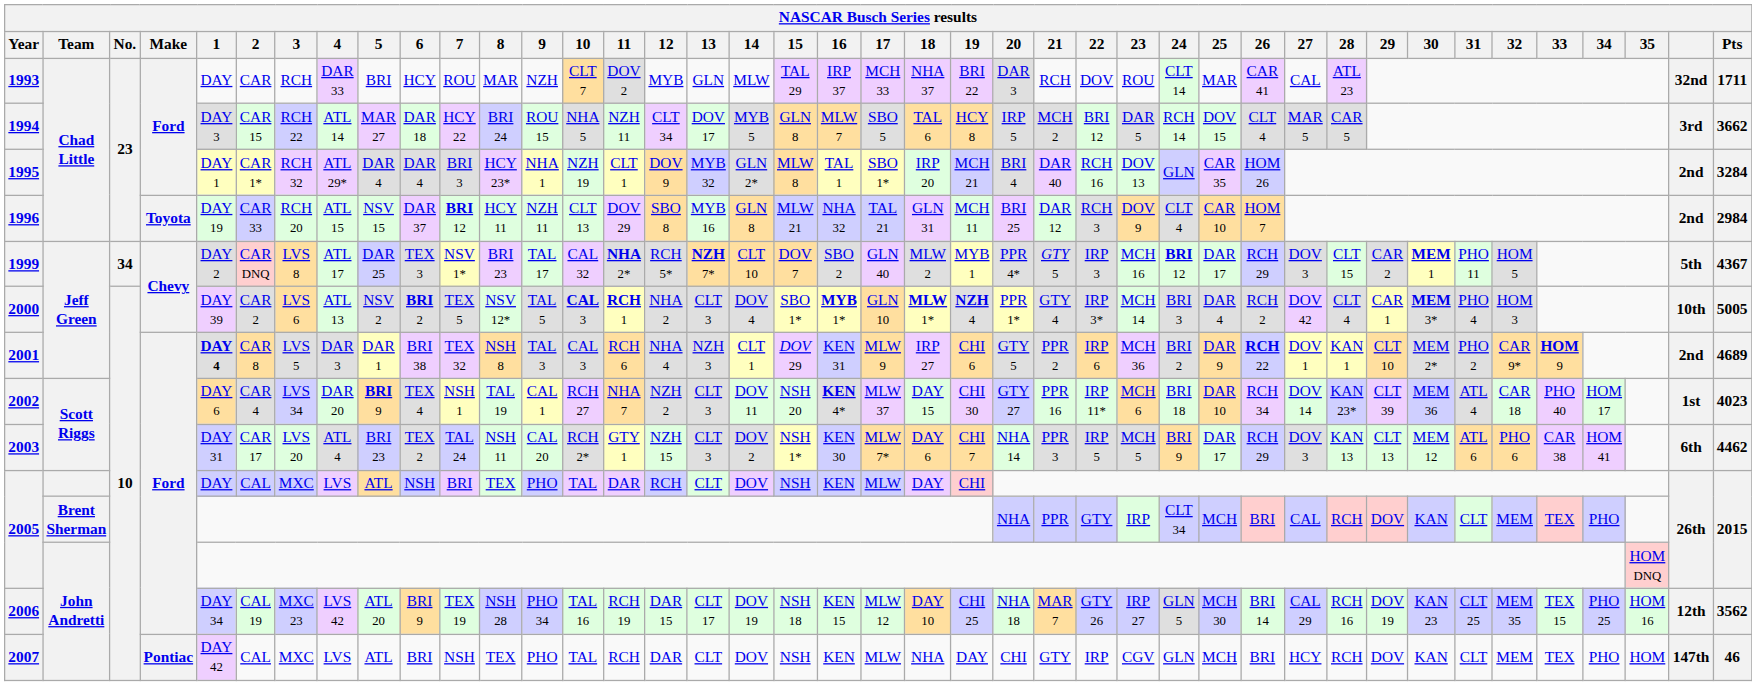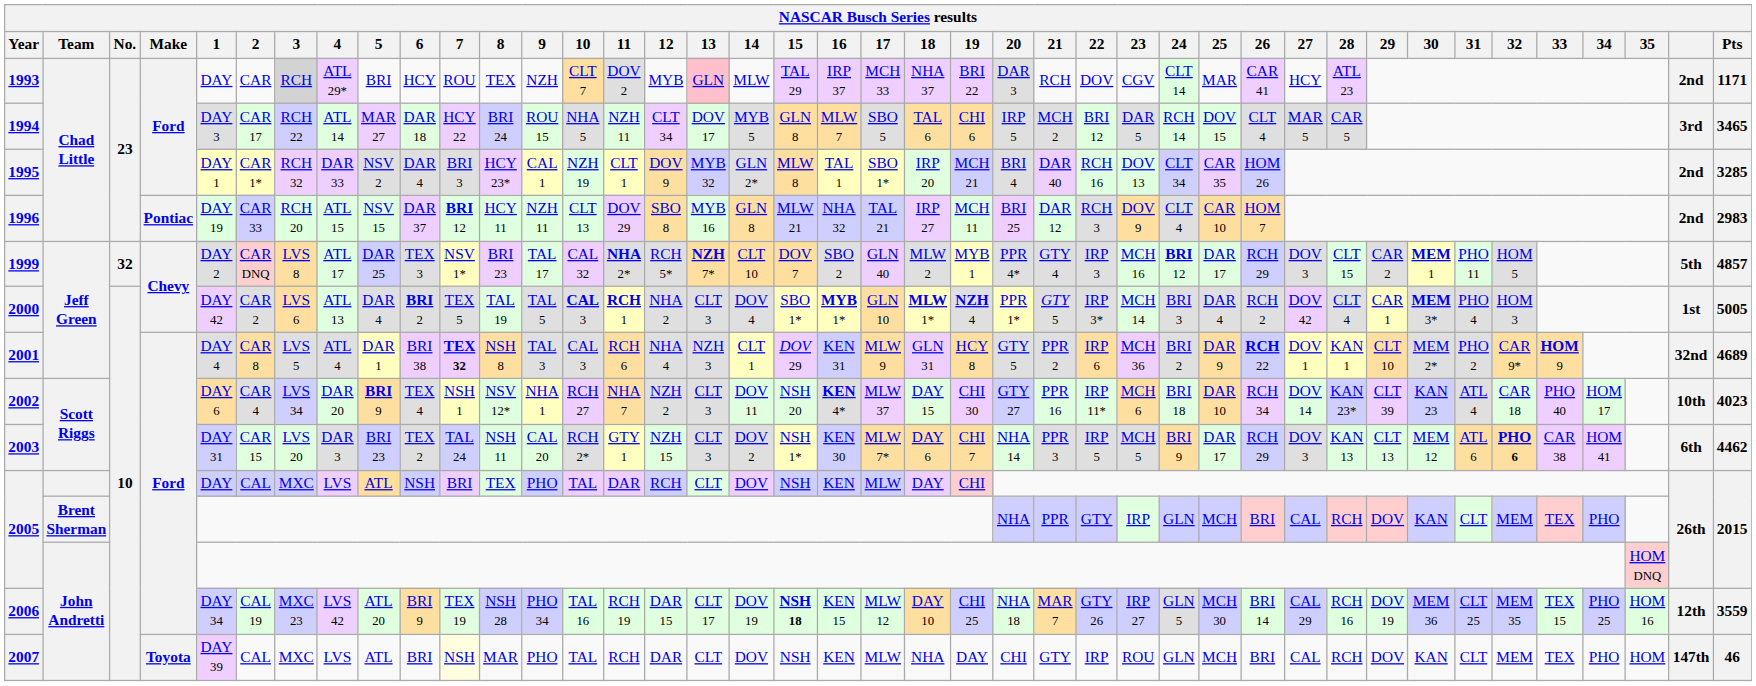(296, 80) no background -> (296, 80) lightgrey background
(337, 79) DAR 33 -> (337, 79) ATL 29*
(501, 80) MAR -> (501, 80) TEX
(708, 80) no background -> (708, 80) pink background
(1138, 80) ROU -> (1138, 80) CGV
(1305, 80) CAL -> (1305, 80) HCY
(1691, 80) 32nd -> (1691, 80) 2nd
(1732, 80) 1711 -> (1732, 80) 1171
(256, 125) CAR 15 -> (256, 125) CAR 17
(972, 125) HCY 8 -> (972, 125) CHI 6
(1732, 126) 3662 -> (1732, 126) 3465
(337, 171) ATL 29* -> (337, 171) DAR 33
(379, 171) DAR 4 -> (379, 171) NSV 2
(542, 171) NHA 1 -> (542, 171) CAL 1
(1179, 172) GLN -> (1179, 171) CLT 34
(1732, 172) 3284 -> (1732, 172) 3285
(168, 217) Toyota -> (168, 217) Pontiac
(928, 217) GLN 31 -> (928, 217) IRP 27
(1732, 217) 2984 -> (1732, 217) 2983
(125, 263) 34 -> (125, 263) 32
(1055, 263) GTY 5 -> (1055, 263) GTY 4
(1732, 263) 4367 -> (1732, 263) 4857
(216, 308) DAY 39 -> (216, 308) DAY 42
(379, 308) NSV 2 -> (379, 308) DAR 4
(501, 308) NSV 12* -> (501, 308) TAL 19
(1055, 308) GTY 4 -> (1055, 308) GTY 5
(1691, 309) 10th -> (1691, 309) 1st
(216, 355) bold -> (216, 354) normal
(337, 354) DAR 3 -> (337, 354) ATL 4
(459, 354) normal -> (459, 355) bold
(928, 354) IRP 27 -> (928, 354) GLN 31
(972, 354) CHI 6 -> (972, 354) HCY 8
(1691, 355) 2nd -> (1691, 355) 32nd
(501, 400) TAL 19 -> (501, 400) NSV 12*
(542, 400) CAL 1 -> (542, 400) NHA 1
(1431, 400) MEM 36 -> (1431, 400) KAN 23
(1691, 401) 1st -> (1691, 401) 10th
(256, 446) CAR 17 -> (256, 446) CAR 15
(337, 446) ATL 4 -> (337, 446) DAR 3
(1515, 446) normal -> (1515, 446) bold
(1179, 518) CLT 34 -> (1179, 519) GLN
(795, 610) normal -> (795, 610) bold
(1431, 610) KAN 23 -> (1431, 610) MEM 36
(1732, 610) 3562 -> (1732, 610) 3559
(168, 656) Pontiac -> (168, 656) Toyota
(216, 656) DAY 42 -> (216, 656) DAY 39
(459, 656) no background -> (459, 656) lightyellow background
(501, 656) TEX -> (501, 656) MAR
(1138, 656) CGV -> (1138, 656) ROU
(1305, 656) HCY -> (1305, 656) CAL
